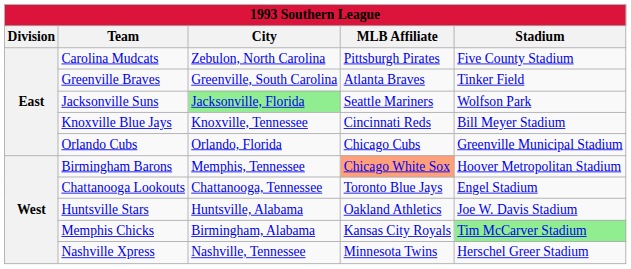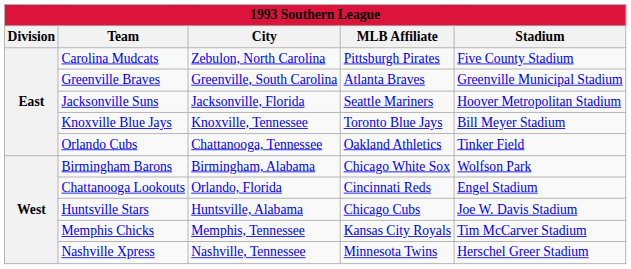(491, 79) Tinker Field -> (540, 79) Greenville Municipal Stadium
(248, 101) lightgreen background -> (248, 101) no background
(494, 101) Wolfson Park -> (539, 101) Hoover Metropolitan Stadium
(387, 123) Cincinnati Reds -> (393, 123) Toronto Blue Jays
(237, 144) Orlando, Florida -> (257, 144) Chattanooga, Tennessee
(382, 144) Chicago Cubs -> (393, 144) Oakland Athletics
(540, 144) Greenville Municipal Stadium -> (491, 144) Tinker Field
(248, 166) Memphis, Tennessee -> (253, 166) Birmingham, Alabama
(397, 166) lightsalmon background -> (397, 166) no background
(539, 166) Hoover Metropolitan Stadium -> (494, 166) Wolfson Park
(257, 187) Chattanooga, Tennessee -> (237, 187) Orlando, Florida
(393, 187) Toronto Blue Jays -> (387, 187) Cincinnati Reds
(393, 209) Oakland Athletics -> (382, 209) Chicago Cubs
(253, 230) Birmingham, Alabama -> (248, 230) Memphis, Tennessee
(522, 230) lightgreen background -> (522, 230) no background
